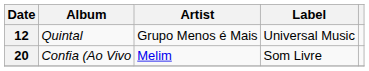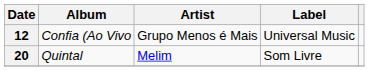(62, 35) Quintal -> (86, 35) Confia (Ao Vivo
(86, 55) Confia (Ao Vivo -> (62, 55) Quintal
